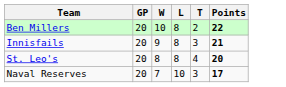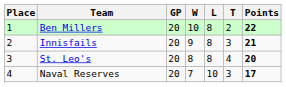+ column: (21, 12)
